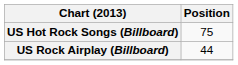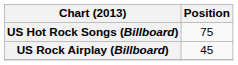(207, 50) 44 -> (207, 50) 45
